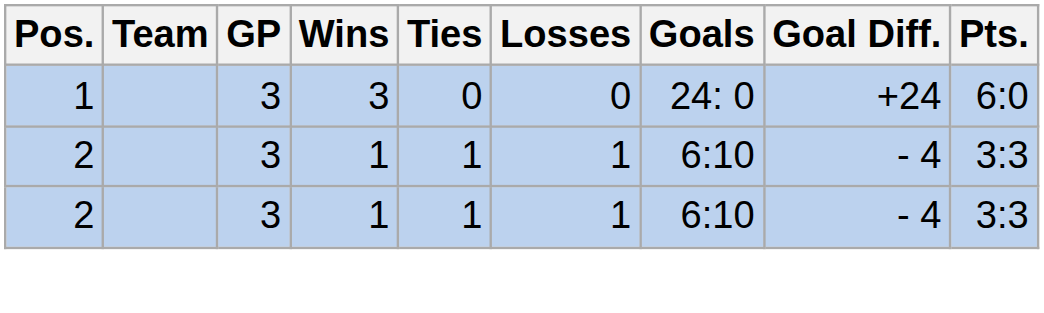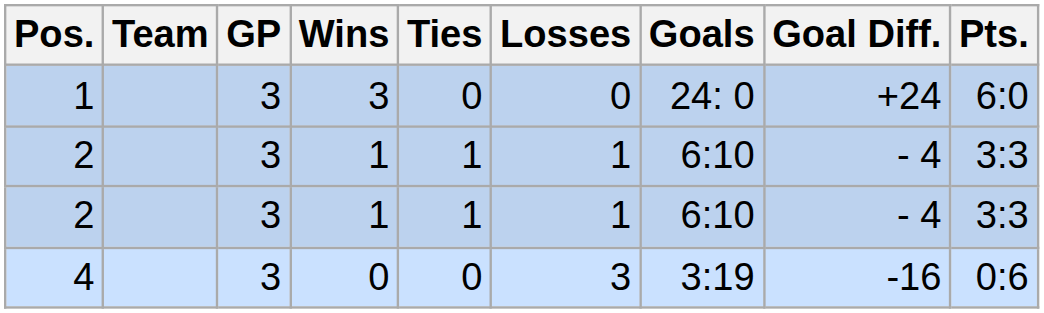+ row: (84, 276)
